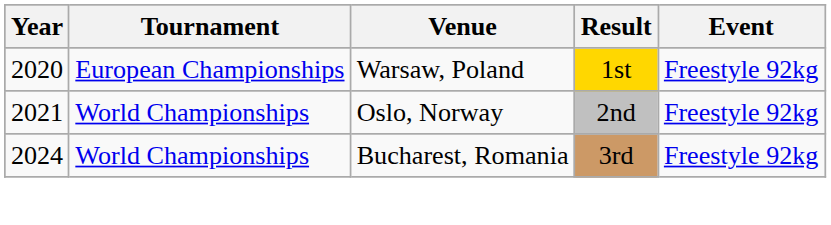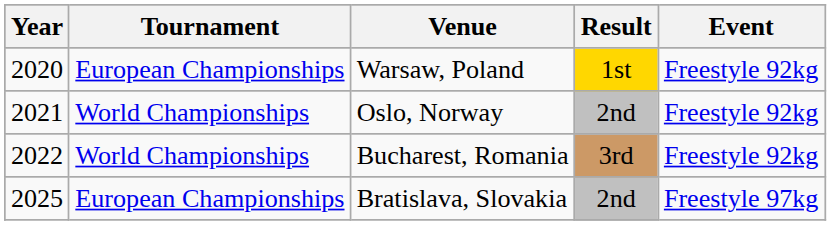(37, 155) 2024 -> (37, 155) 2022
+ row: (462, 198)
